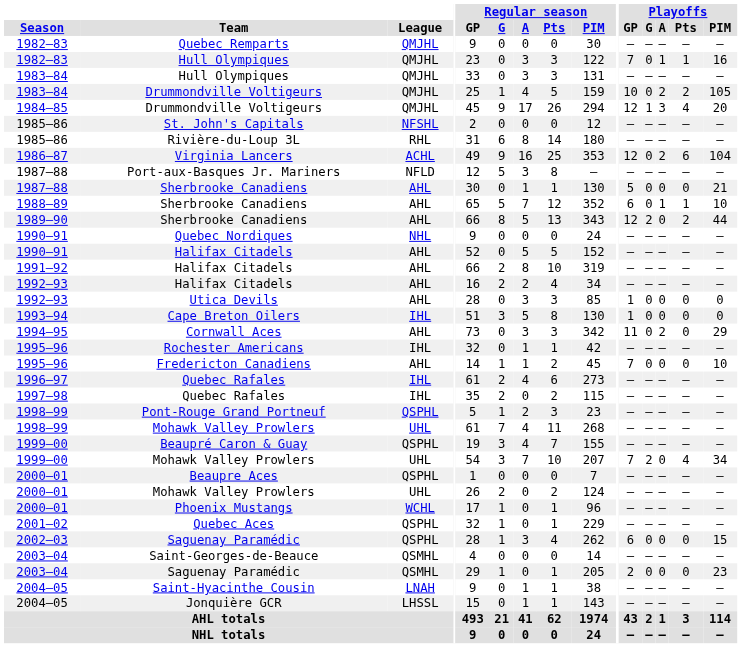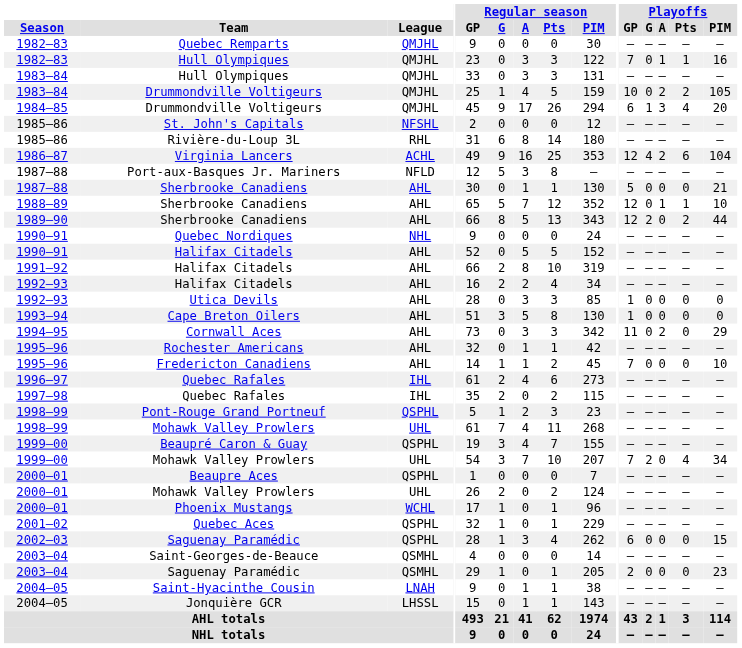(631, 108) 12 -> (631, 108) 6
(649, 156) 0 -> (649, 156) 4
(631, 204) 6 -> (631, 204) 12
(420, 316) IHL -> (420, 316) AHL
(420, 348) IHL -> (420, 348) AHL
